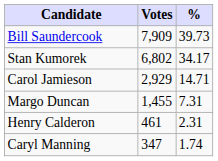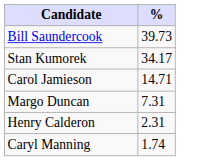- column: (157, 15)
